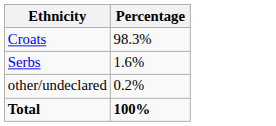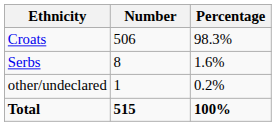+ column: (150, 16)
